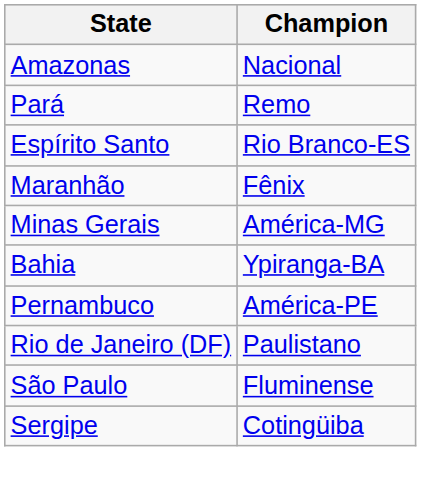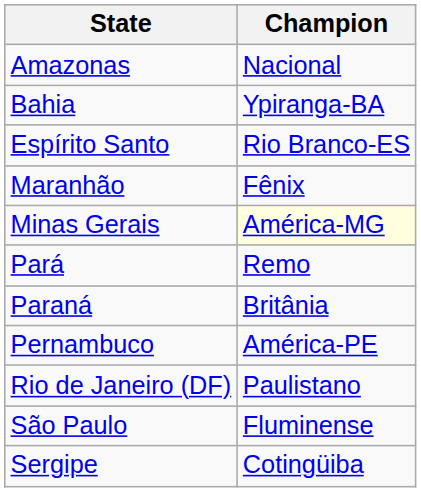rows swapped: (43, 265) <-> (37, 104)
(314, 225) no background -> (314, 225) lightyellow background
+ row: (51, 305)
